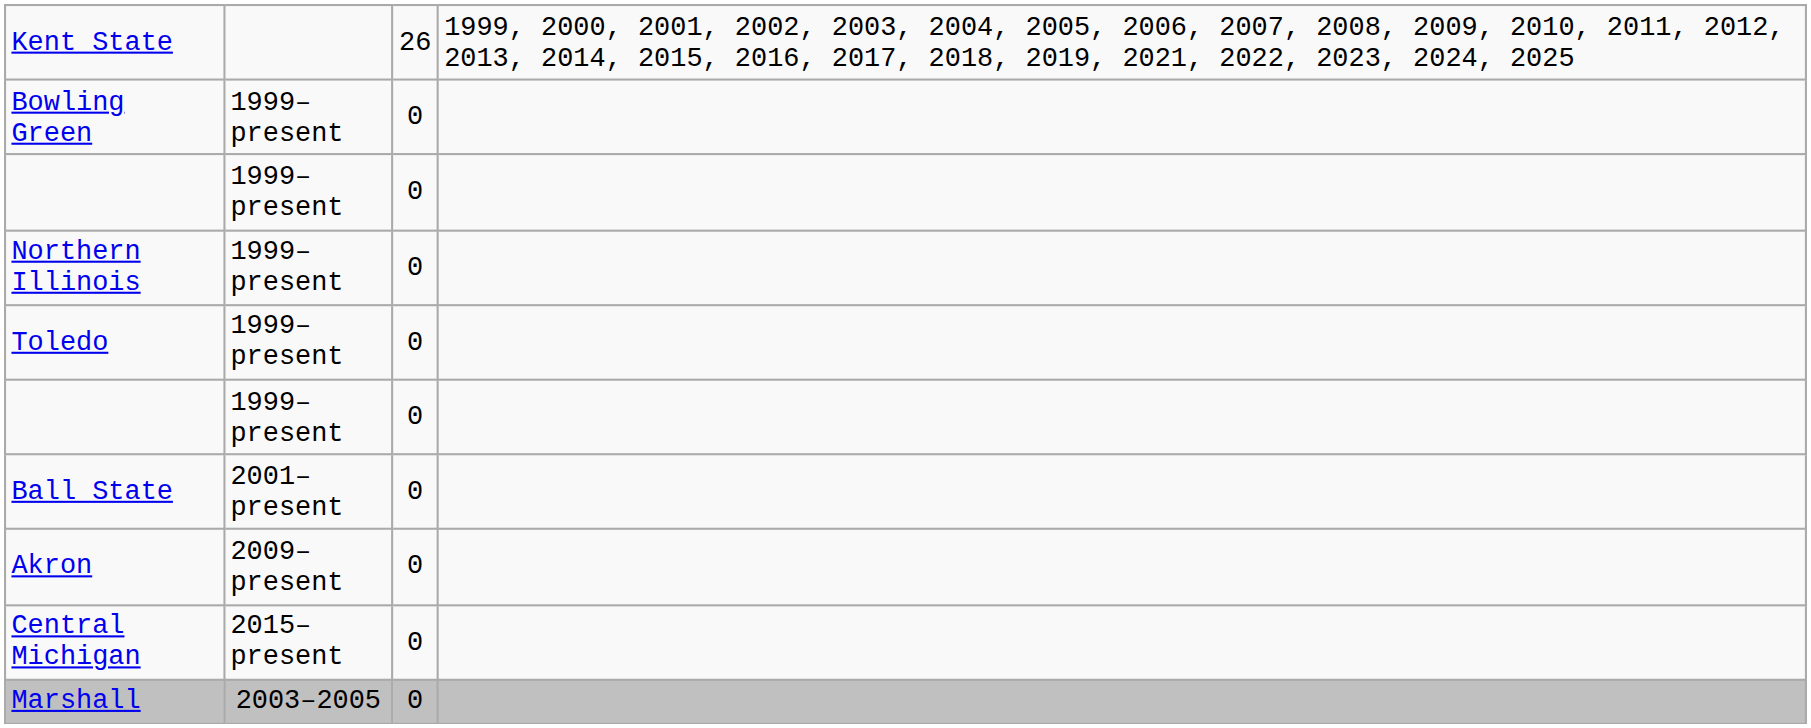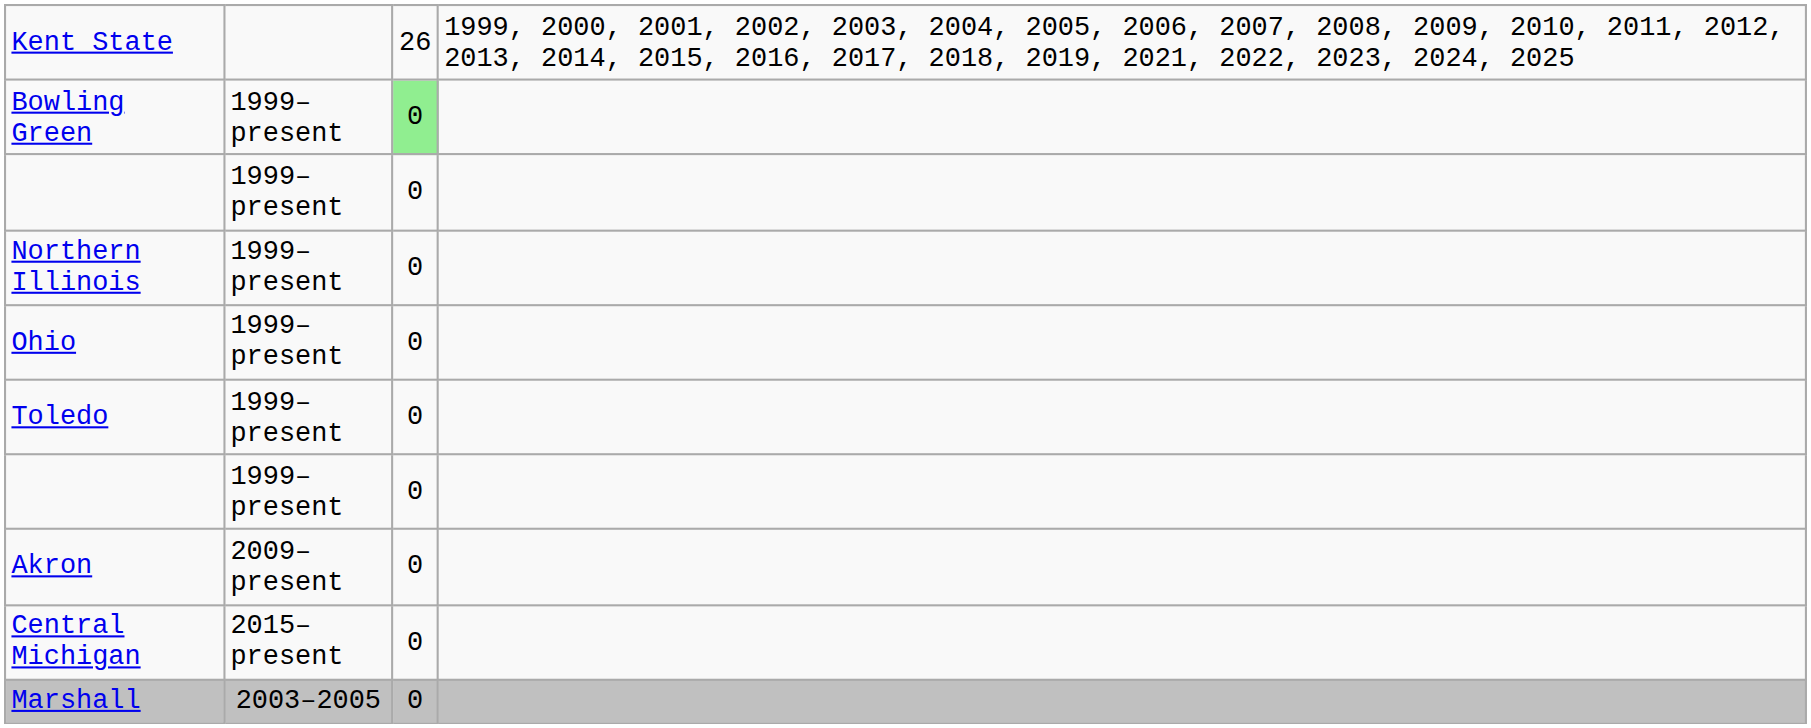(415, 117) no background -> (415, 117) lightgreen background
+ row: (44, 342)
- row: (92, 492)
